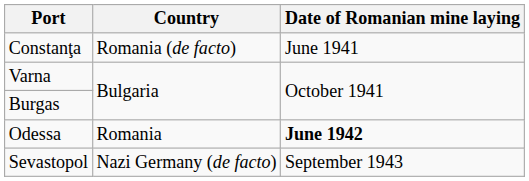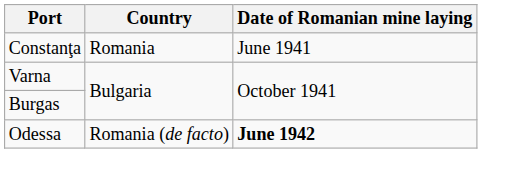(166, 47) Romania (de facto) -> (122, 47) Romania
(129, 133) Romania -> (159, 133) Romania (de facto)
- row: (48, 162)
